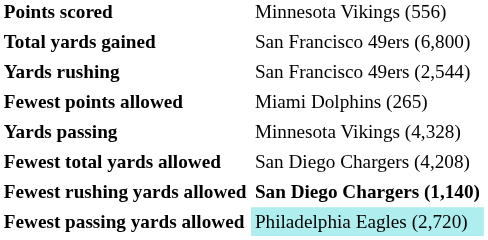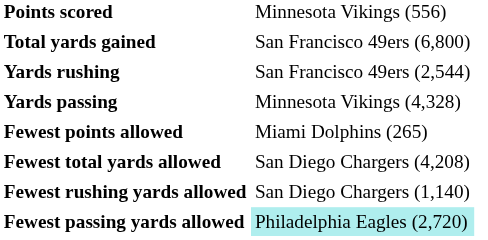rows swapped: (61, 131) <-> (93, 101)
(367, 191) bold -> (362, 191) normal
